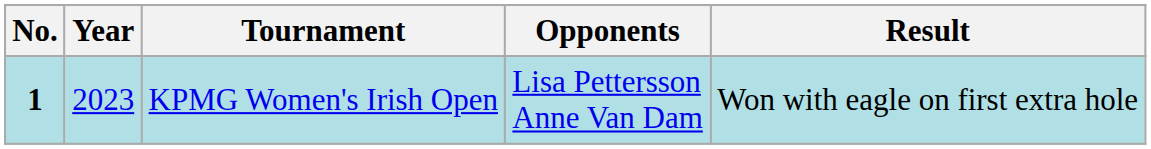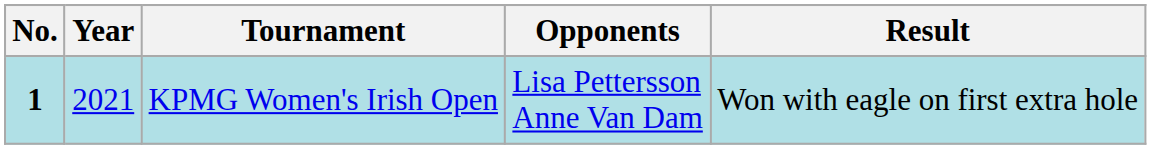(103, 99) 2023 -> (103, 99) 2021
